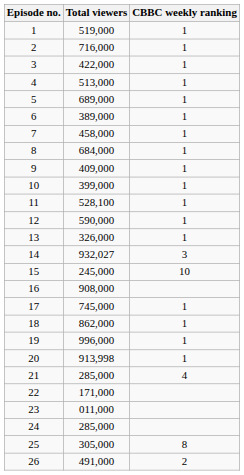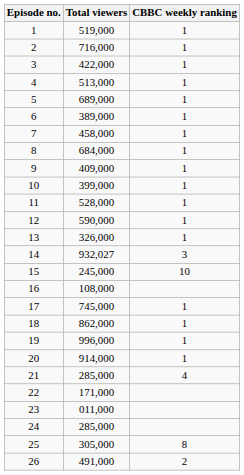(96, 202) 528,100 -> (96, 202) 528,000
(96, 289) 908,000 -> (96, 289) 108,000
(96, 358) 913,998 -> (96, 358) 914,000
